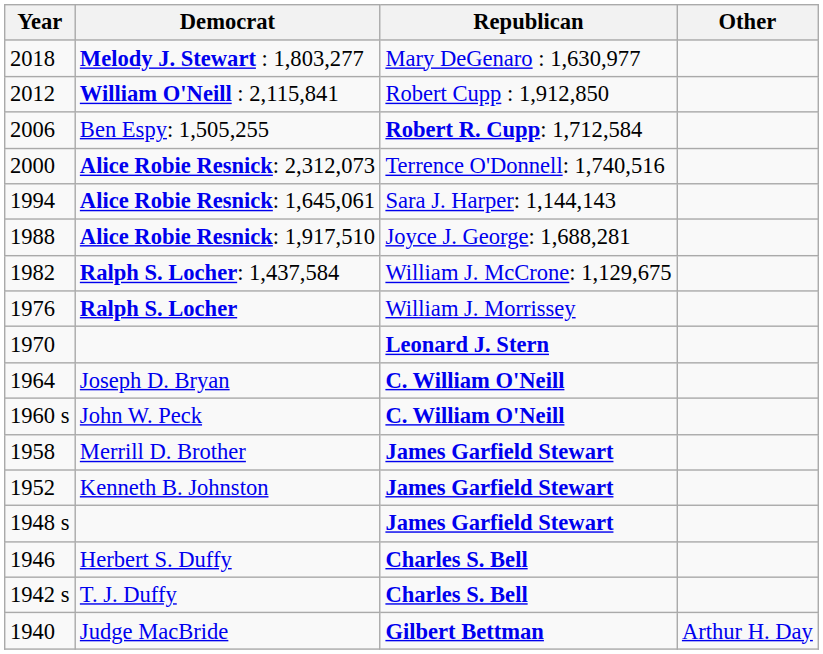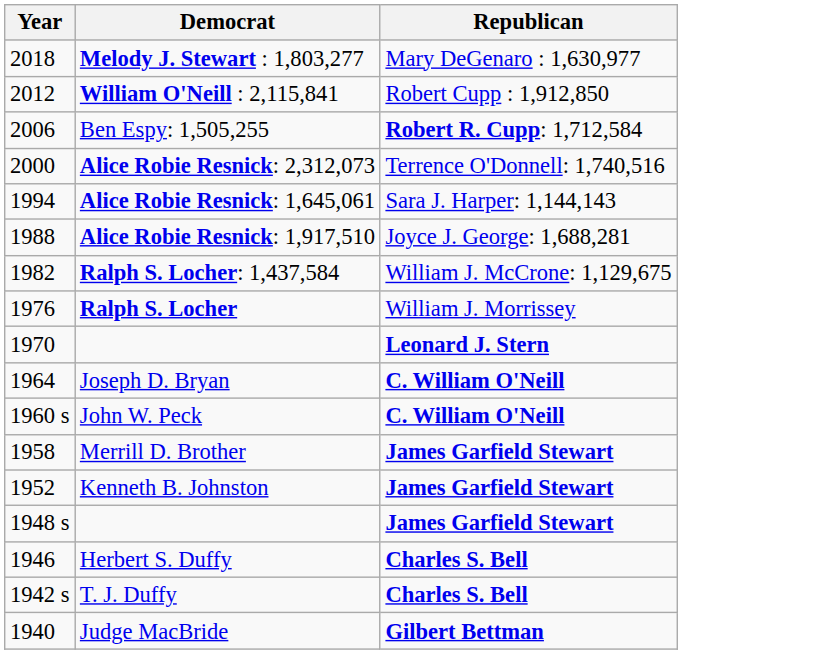- column: (747, 22)
